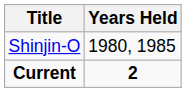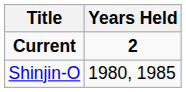rows swapped: (44, 73) <-> (44, 45)
